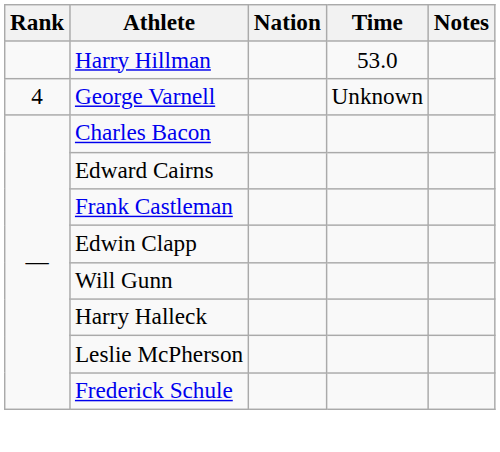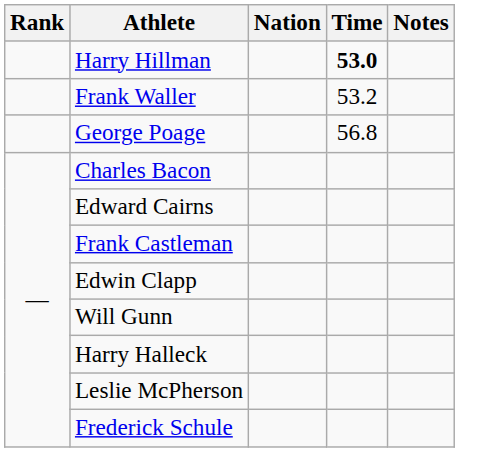(377, 59) normal -> (357, 59) bold
+ row: (135, 96)
+ row: (140, 133)
- row: (145, 96)
